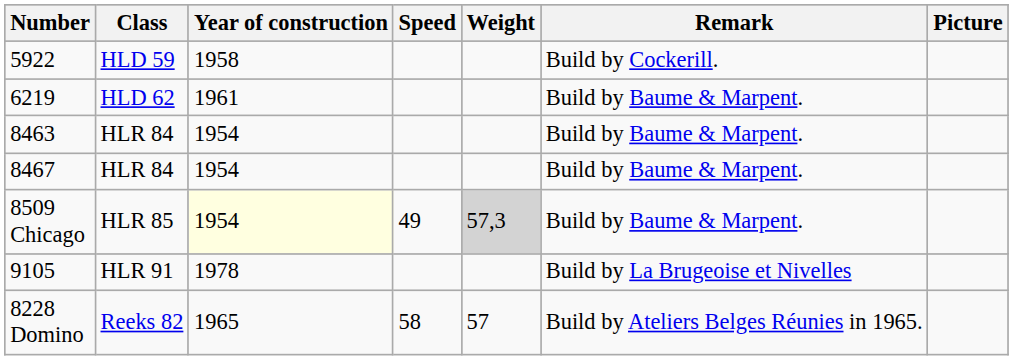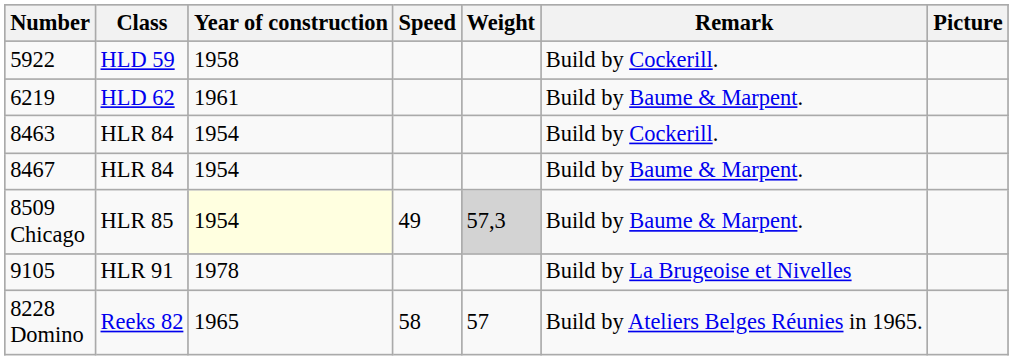(674, 133) Build by Baume & Marpent. -> (632, 133) Build by Cockerill.
